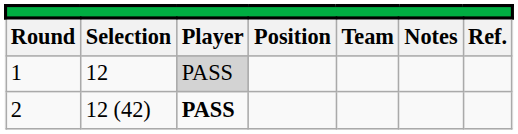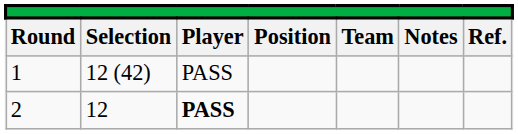(97, 73) 12 -> (118, 73) 12 (42)
(207, 73) lightgrey background -> (207, 73) no background
(118, 110) 12 (42) -> (97, 110) 12
